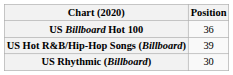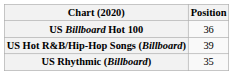(209, 62) 30 -> (209, 62) 35
